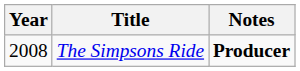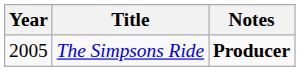(28, 50) 2008 -> (28, 50) 2005
